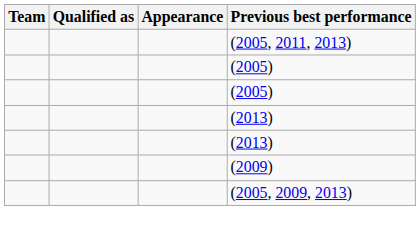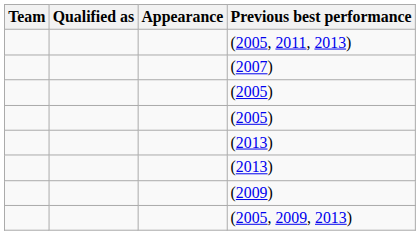+ row: (27, 67)
